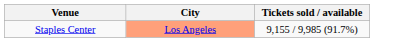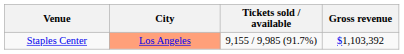+ column: (360, 18)
